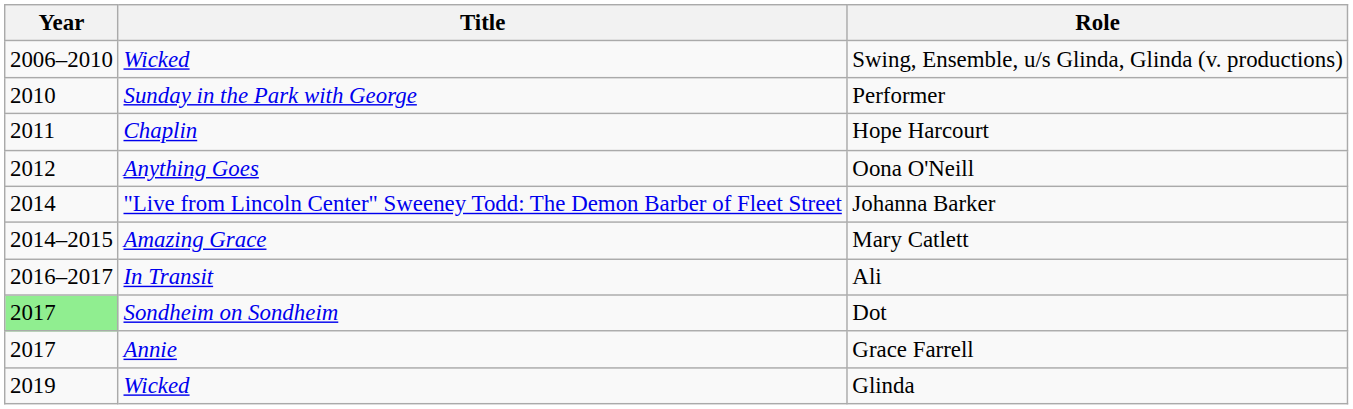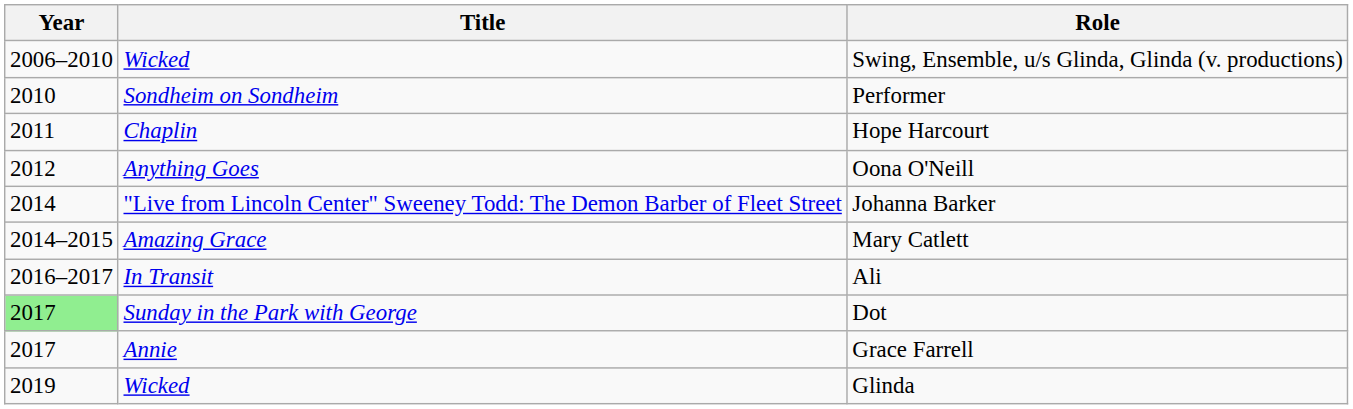(270, 95) Sunday in the Park with George -> (231, 95) Sondheim on Sondheim
(231, 312) Sondheim on Sondheim -> (270, 312) Sunday in the Park with George
